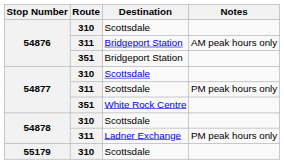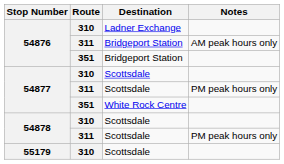(127, 27) Scottsdale -> (143, 27) Ladner Exchange
(143, 136) Ladner Exchange -> (127, 136) Scottsdale
